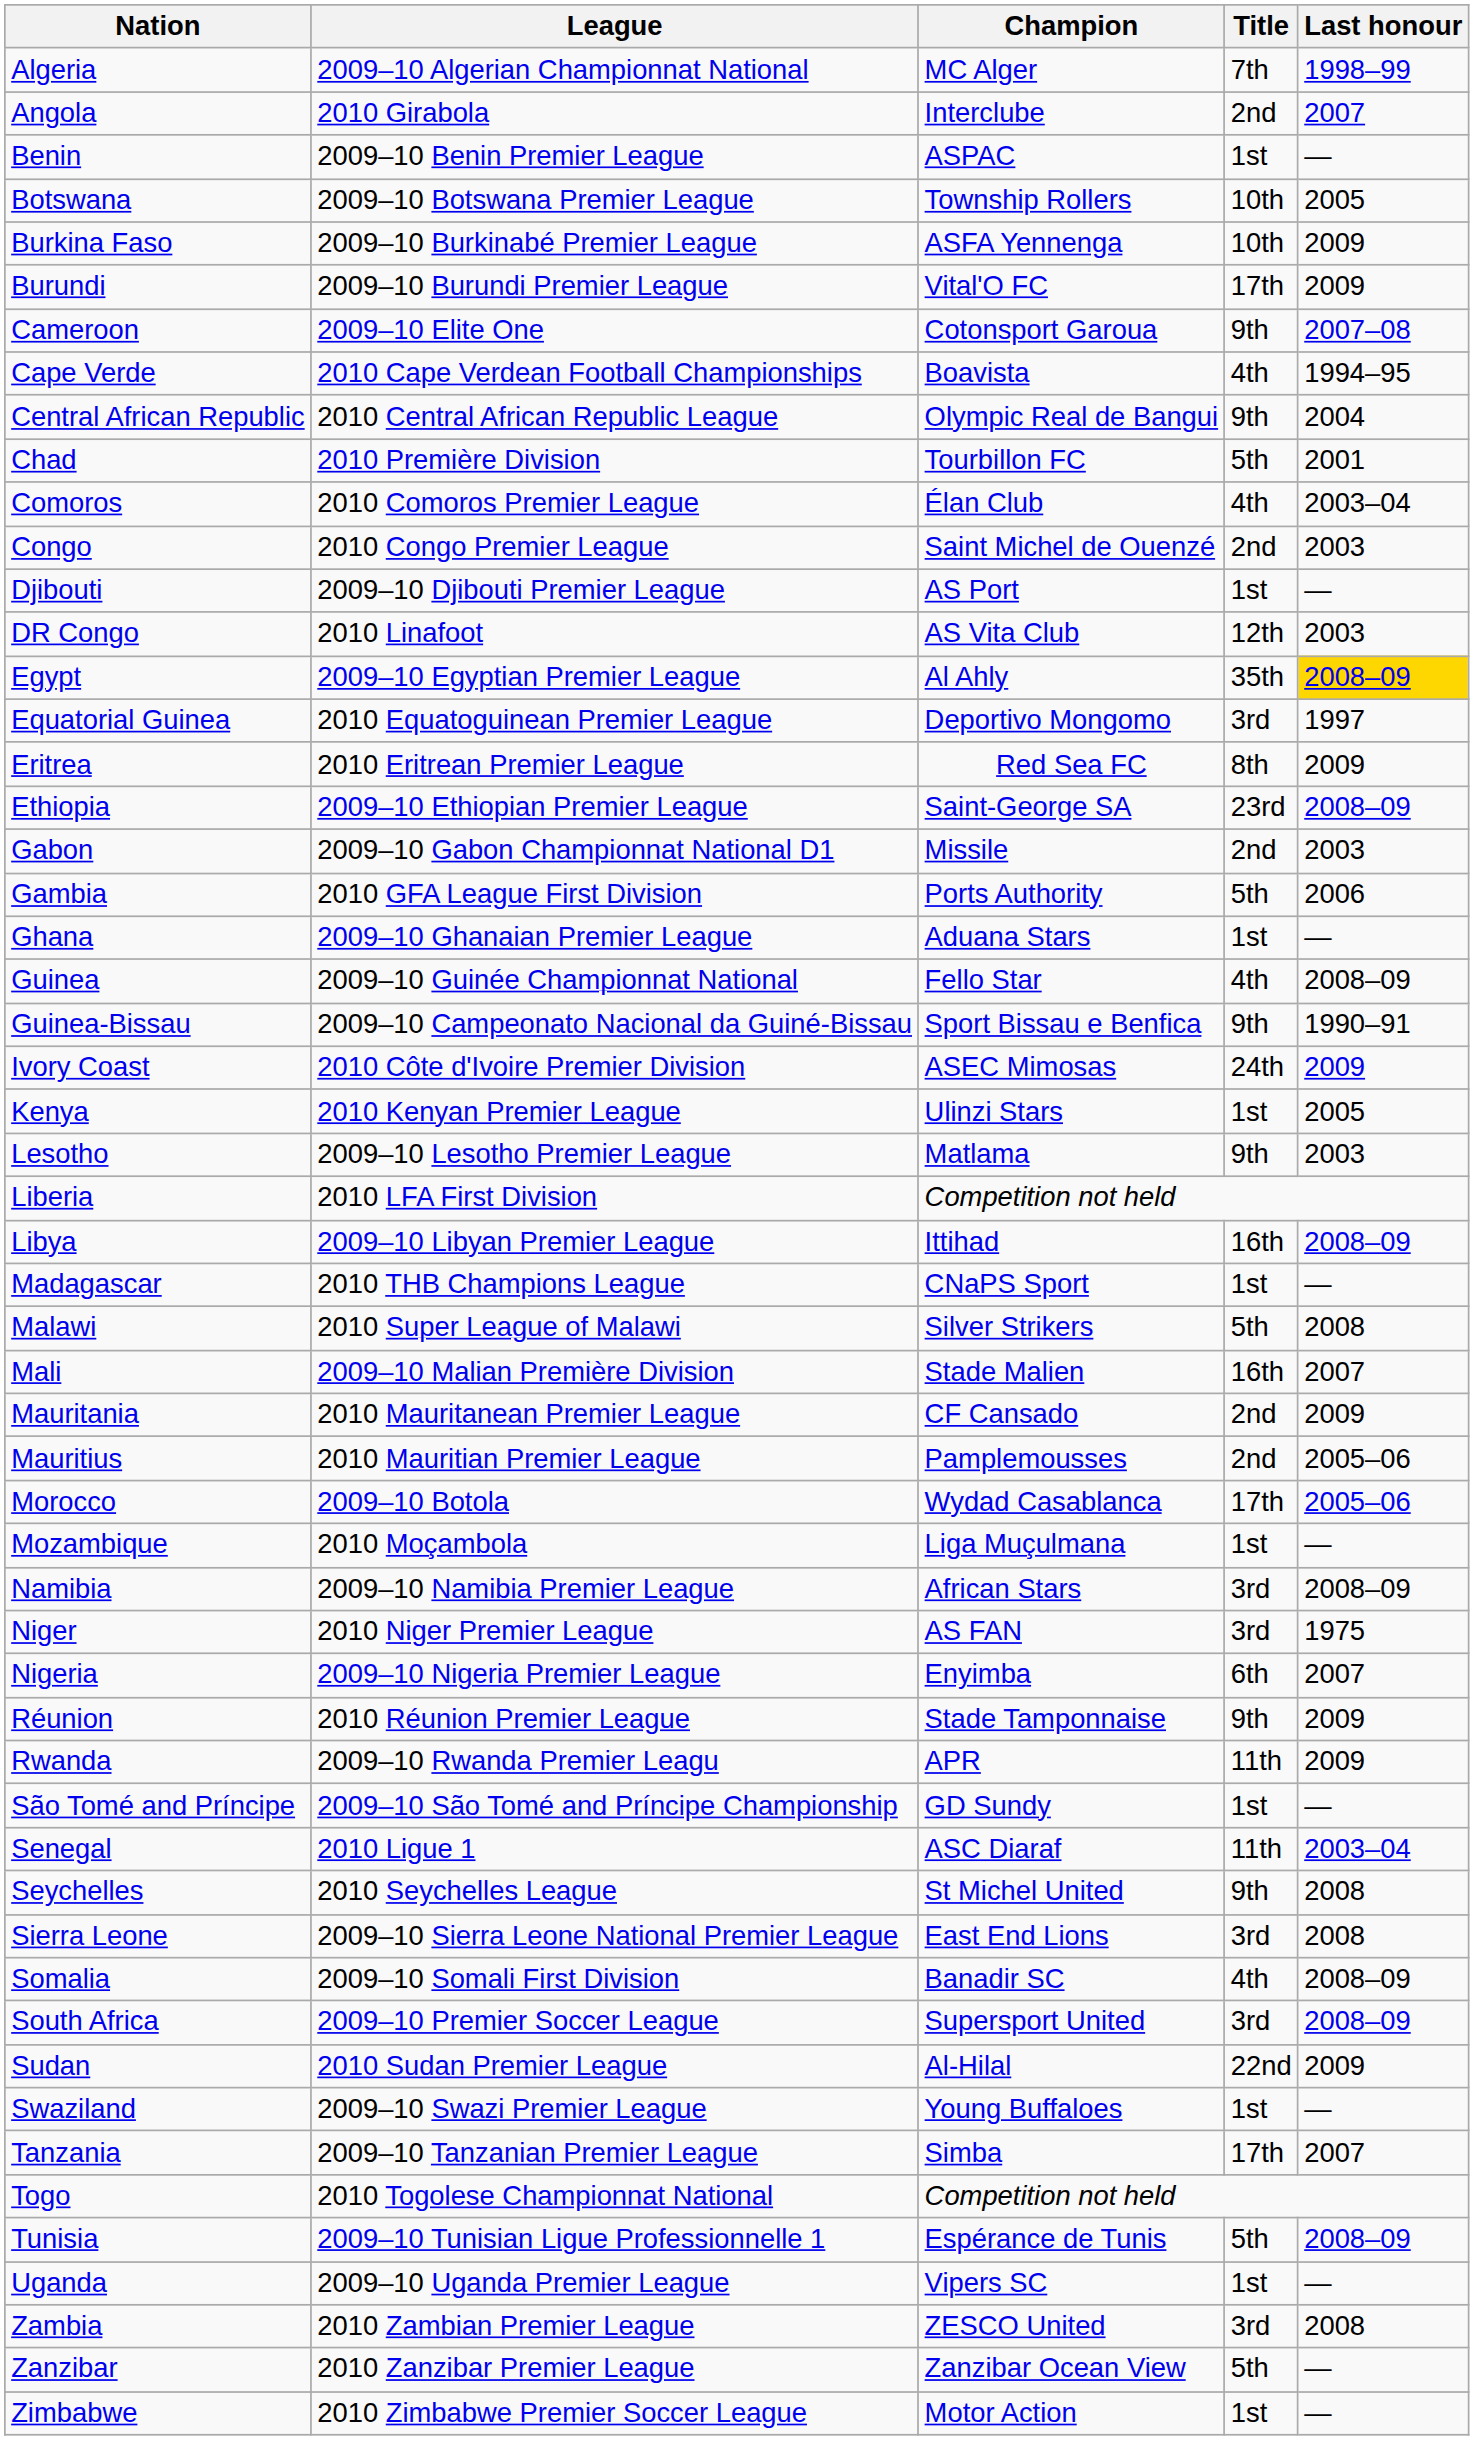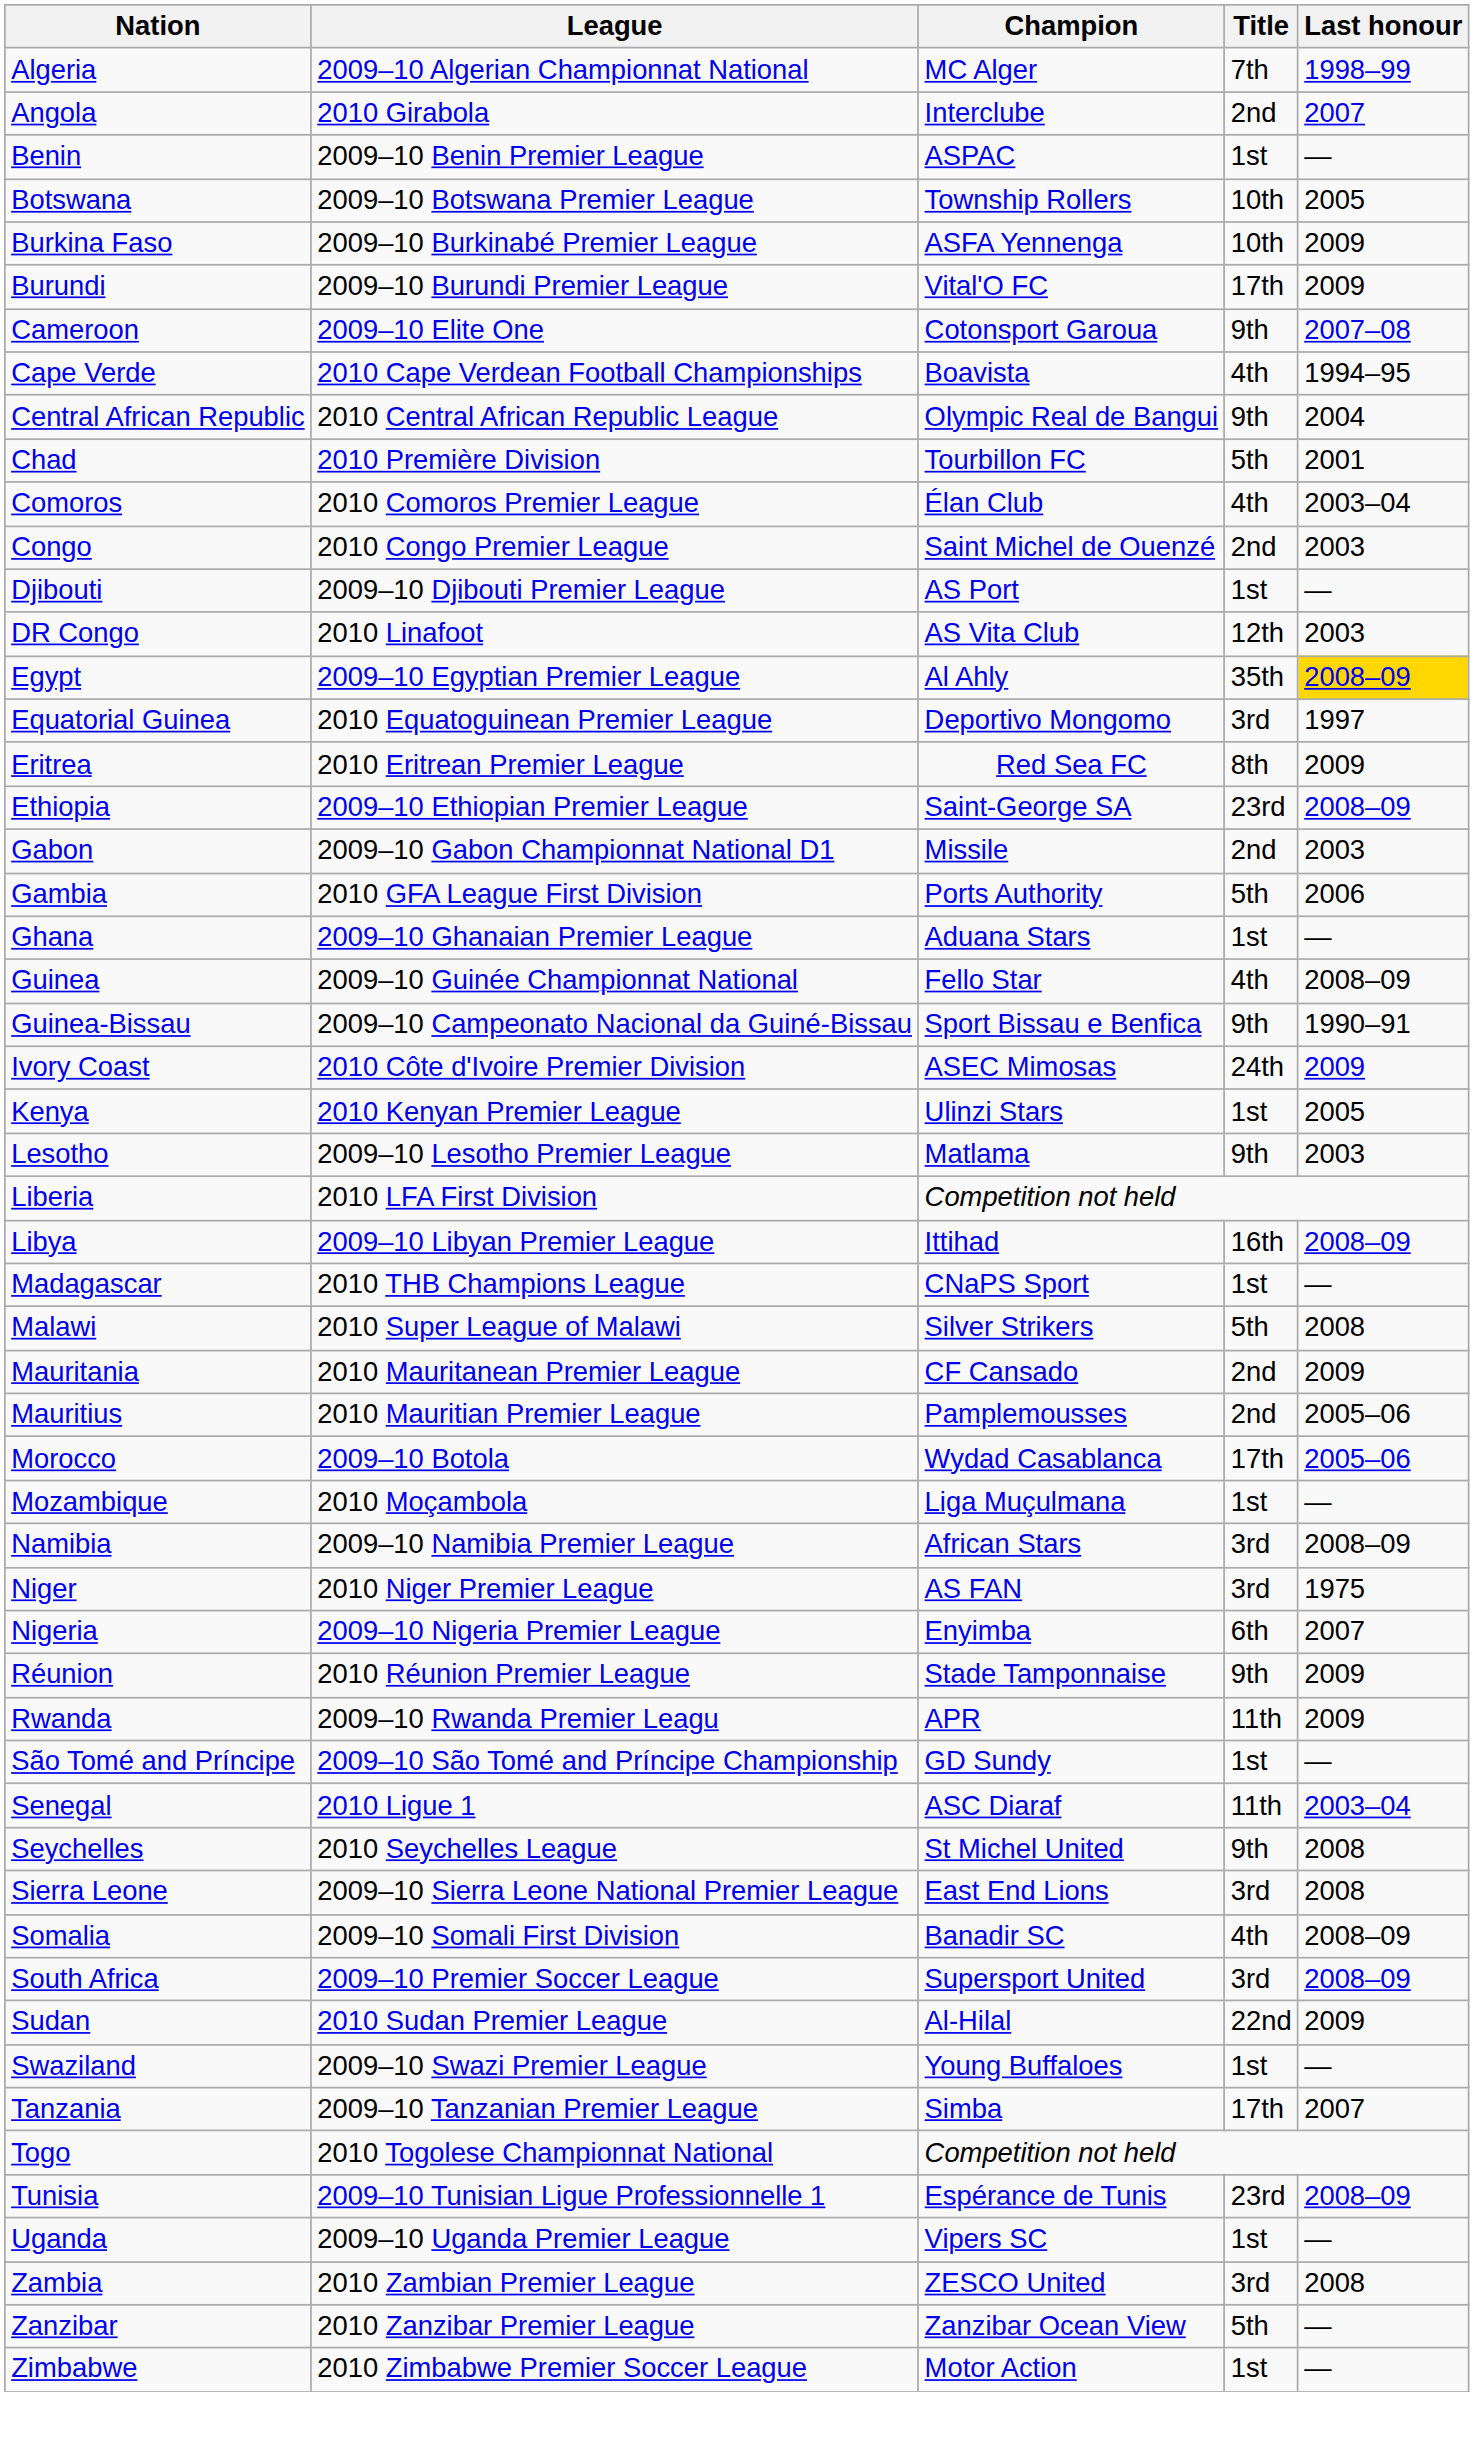- row: (36, 1371)
(1250, 2239) 5th -> (1258, 2195) 23rd
